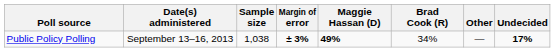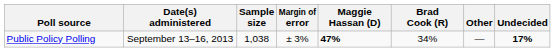(297, 39) bold -> (297, 39) normal
(330, 39) 49% -> (330, 39) 47%
